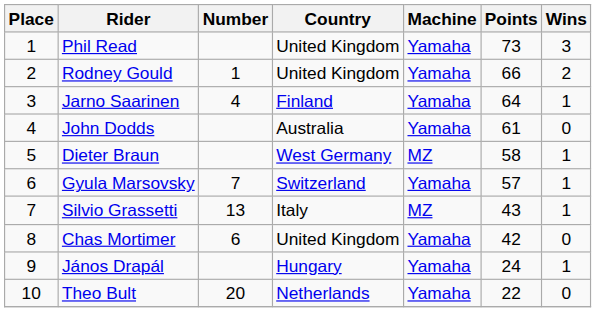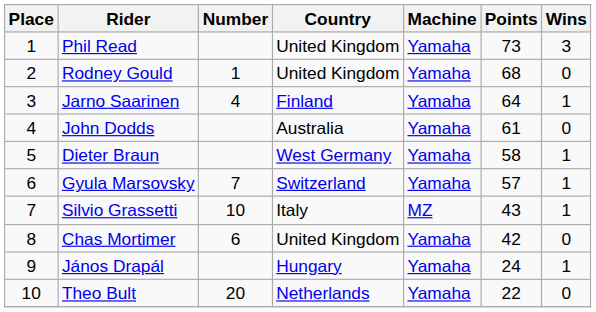(511, 73) 66 -> (511, 73) 68
(566, 73) 2 -> (566, 73) 0
(420, 156) MZ -> (439, 156) Yamaha
(235, 210) 13 -> (235, 210) 10
